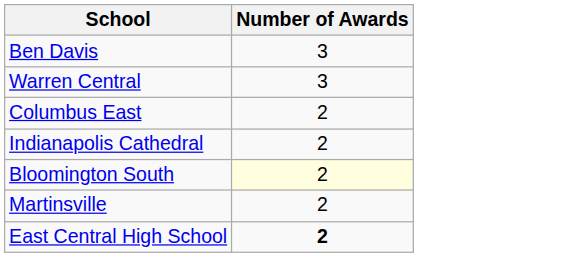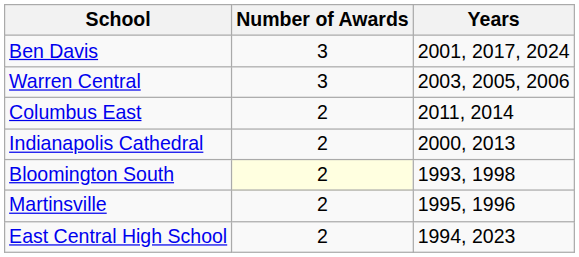+ column: (494, 19)
(322, 236) bold -> (322, 236) normal
